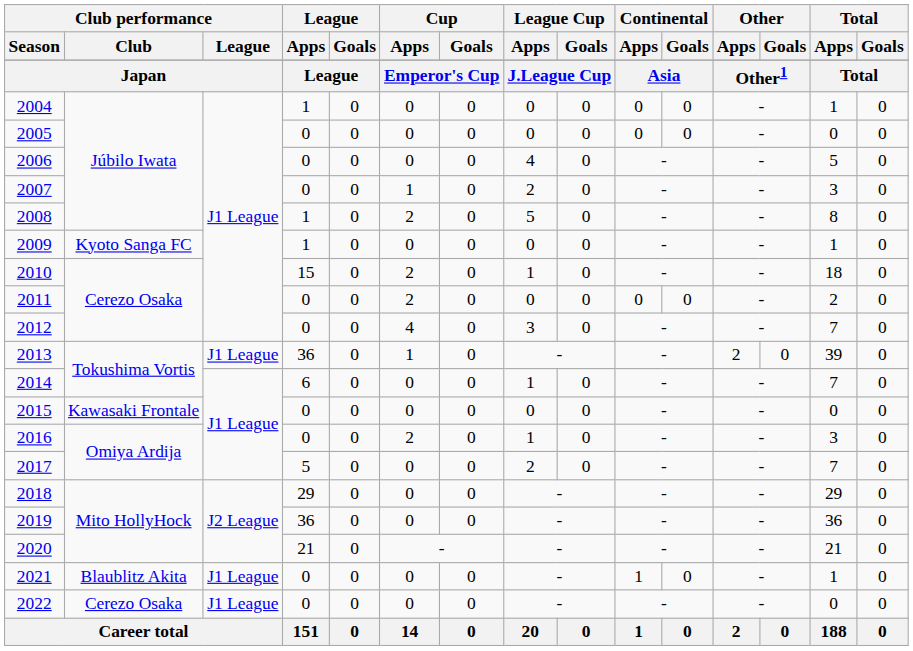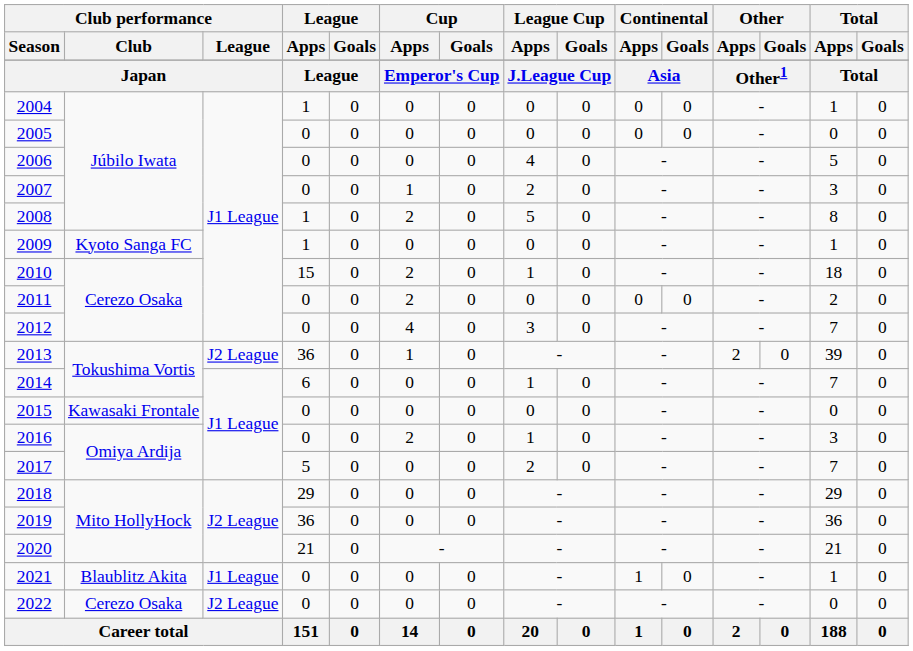(243, 354) J1 League -> (243, 354) J2 League
(243, 603) J1 League -> (243, 603) J2 League
